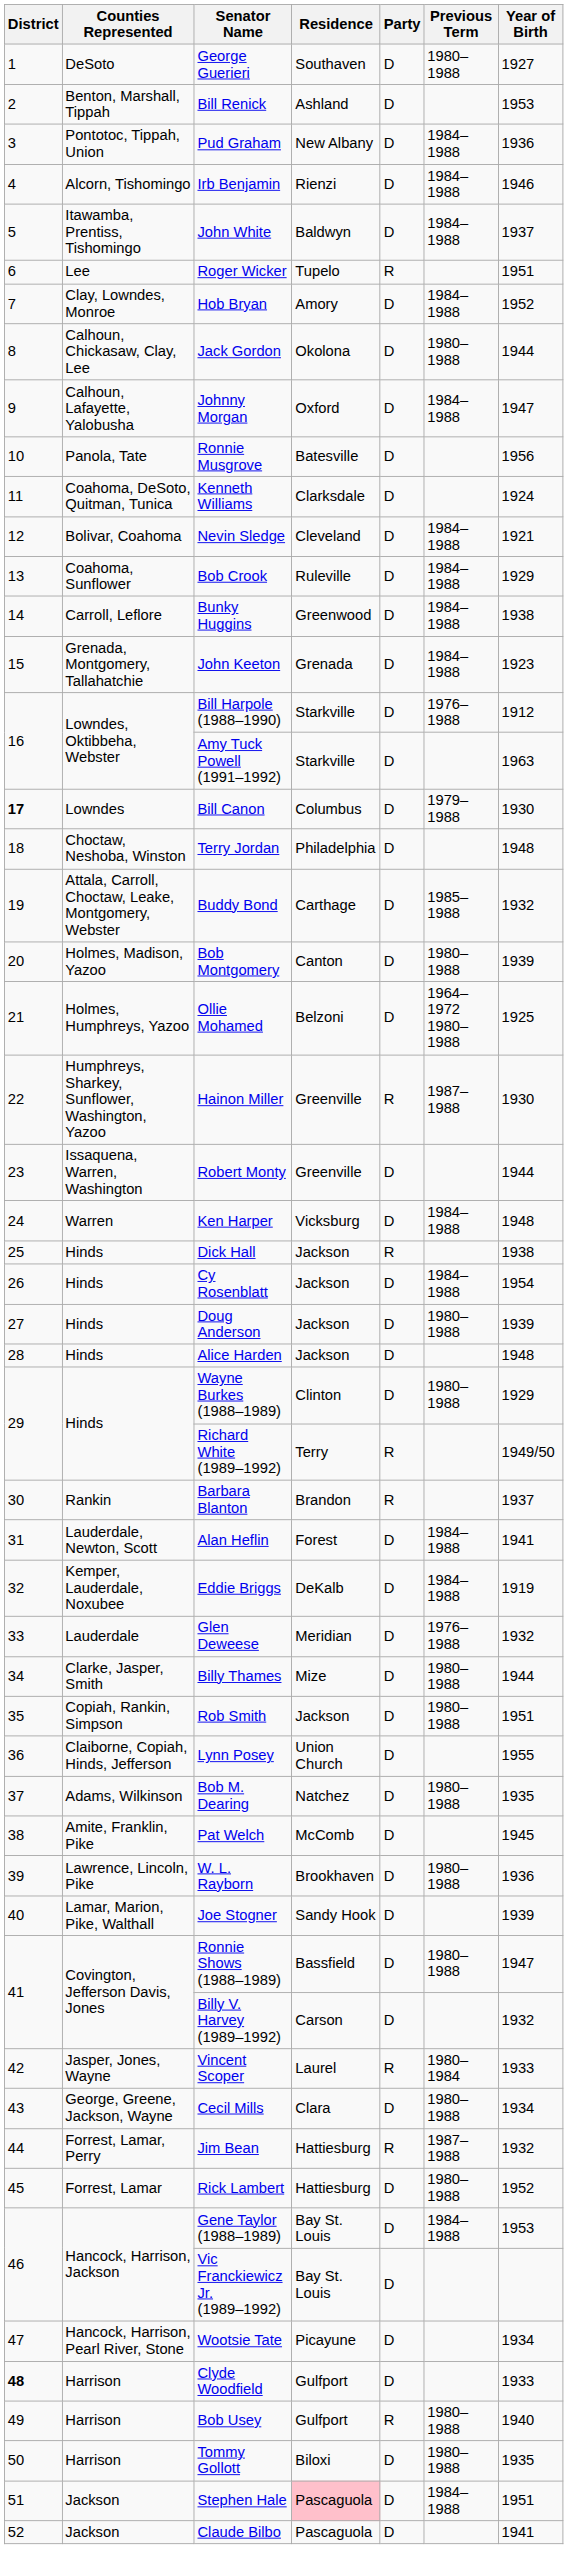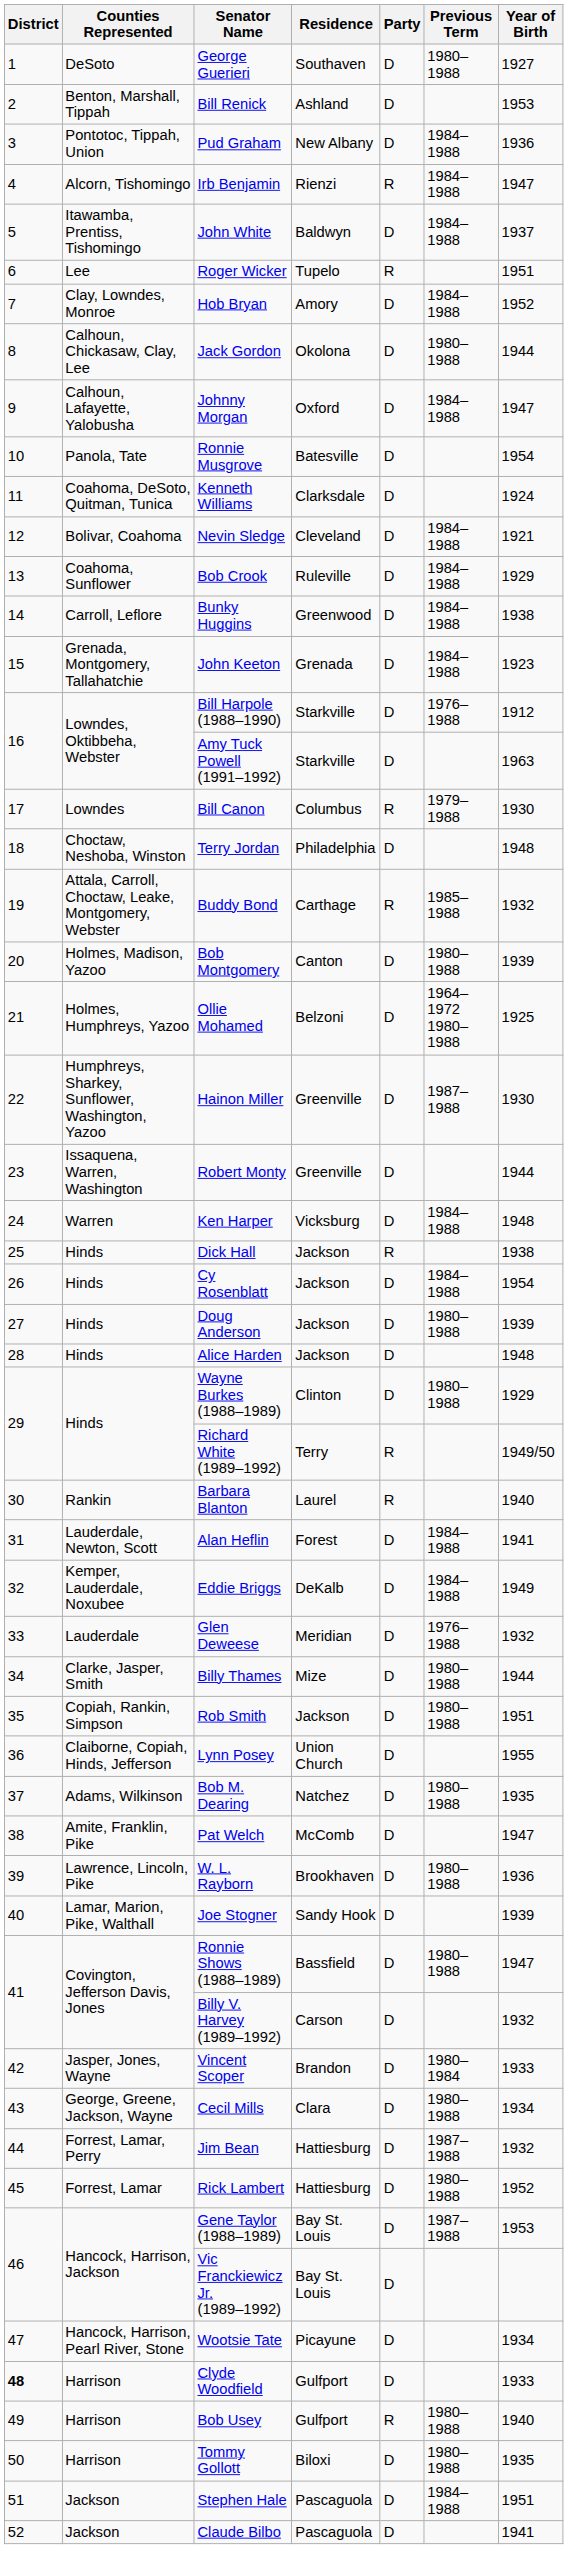(389, 184) D -> (389, 184) R
(518, 184) 1946 -> (518, 184) 1947
(518, 456) 1956 -> (518, 456) 1954
(16, 808) bold -> (16, 808) normal
(389, 808) D -> (389, 808) R
(389, 905) D -> (389, 905) R
(389, 1099) R -> (389, 1099) D
(323, 1500) Brandon -> (316, 1500) Laurel
(518, 1500) 1937 -> (518, 1500) 1940
(518, 1588) 1919 -> (518, 1588) 1949
(518, 1835) 1945 -> (518, 1835) 1947
(316, 2068) Laurel -> (323, 2068) Brandon
(389, 2068) R -> (389, 2068) D
(389, 2148) R -> (389, 2148) D
(448, 2228) 1984–1988 -> (448, 2228) 1987–1988
(334, 2500) pink background -> (334, 2500) no background
